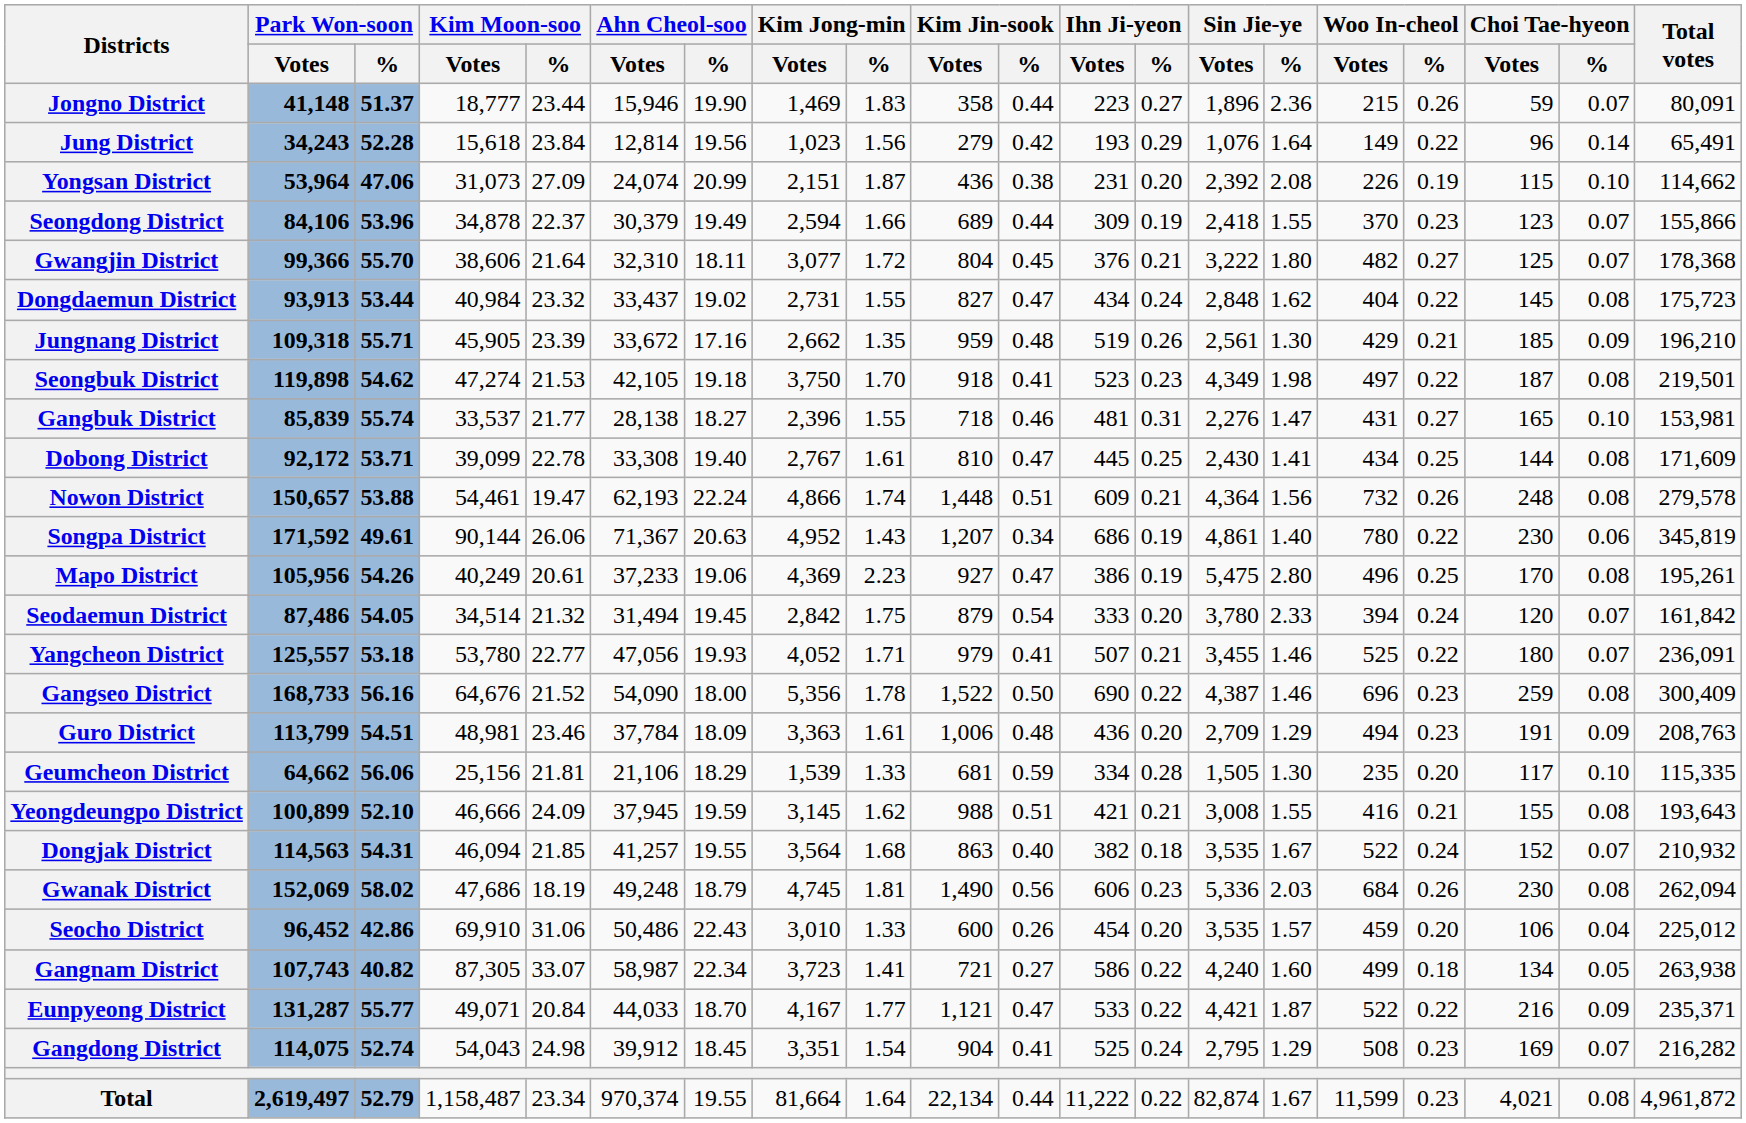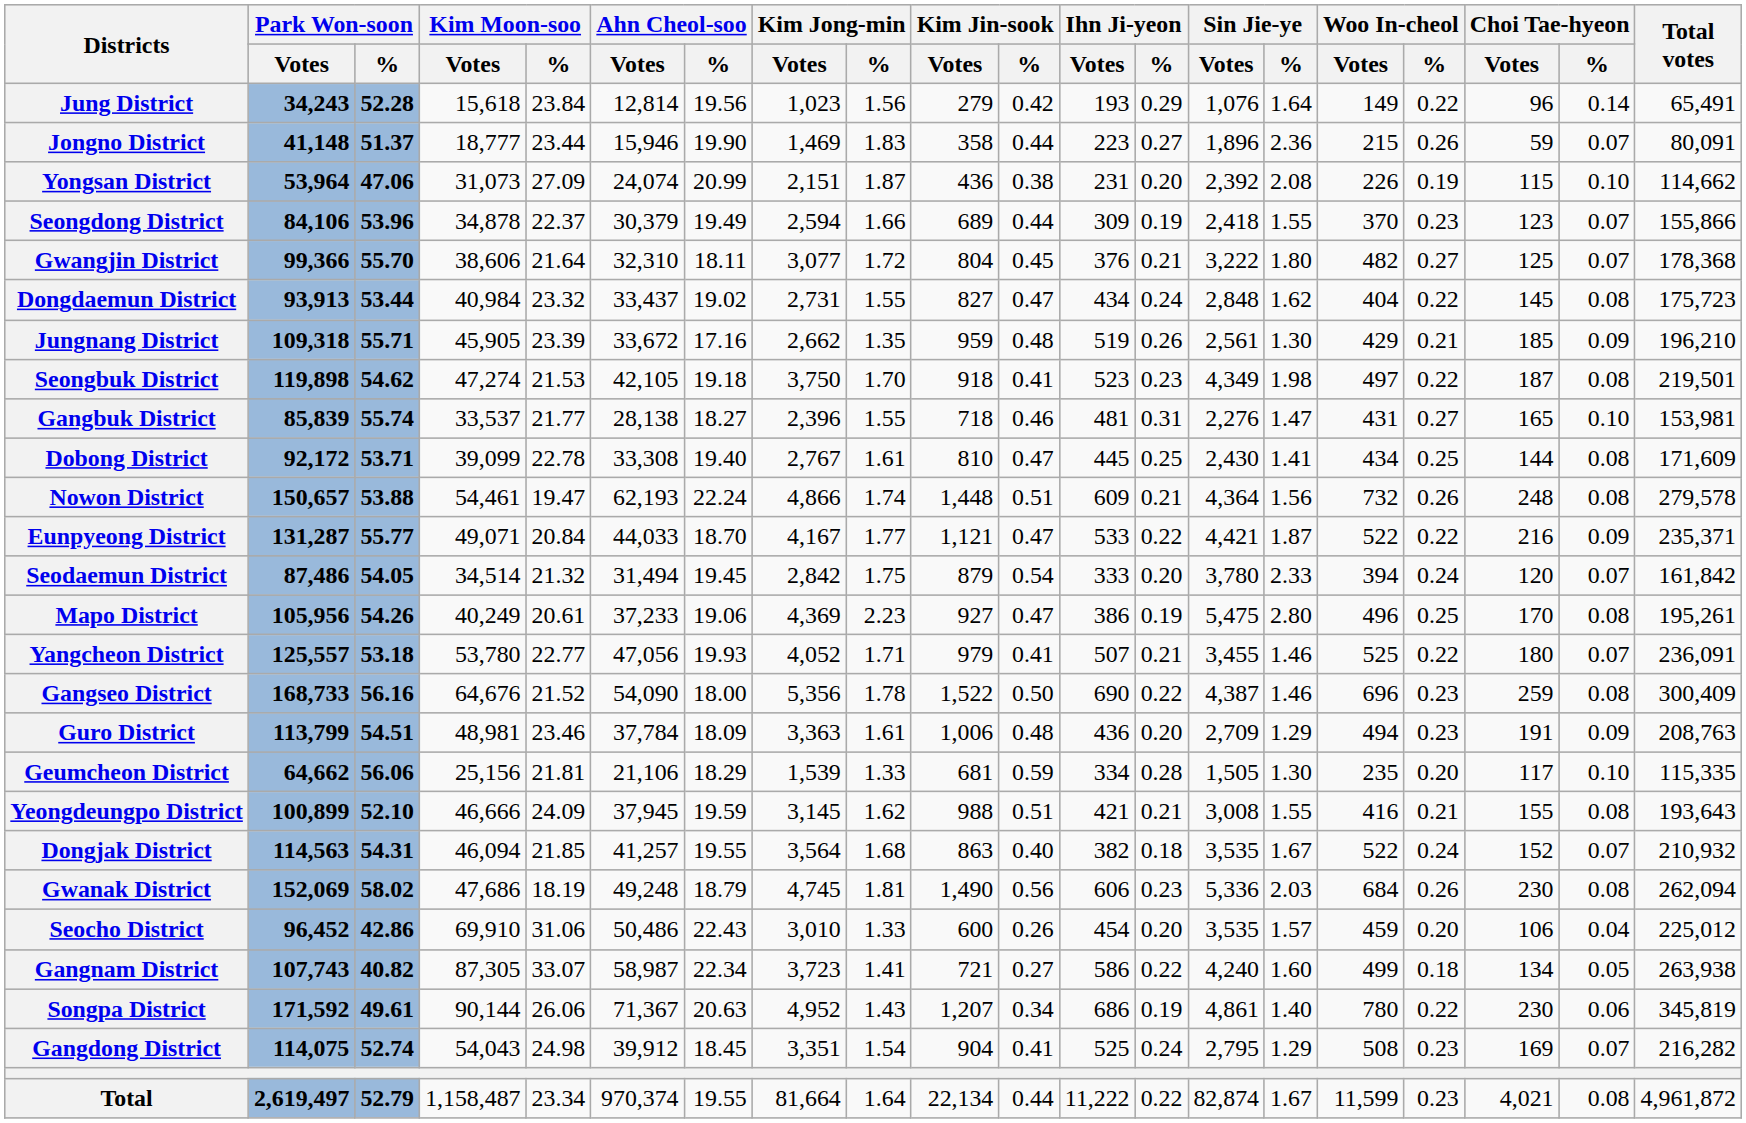rows swapped: (127, 103) <-> (127, 142)
rows swapped: (127, 1008) <-> (127, 535)
rows swapped: (127, 614) <-> (127, 575)
